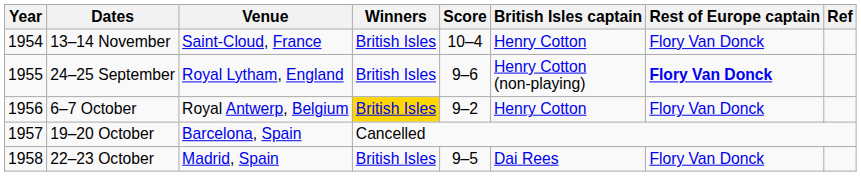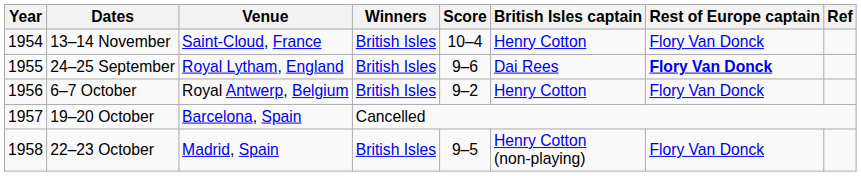(540, 75) Henry Cotton (non-playing) -> (526, 66) Dai Rees
(396, 109) gold background -> (396, 91) no background
(526, 158) Dai Rees -> (540, 150) Henry Cotton (non-playing)
